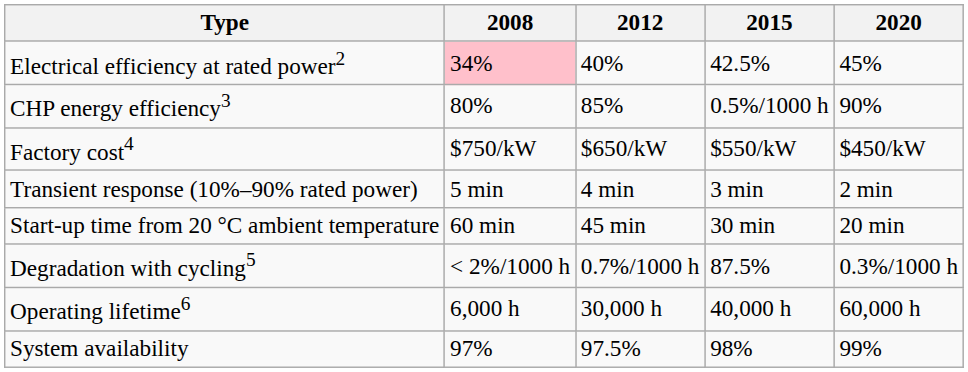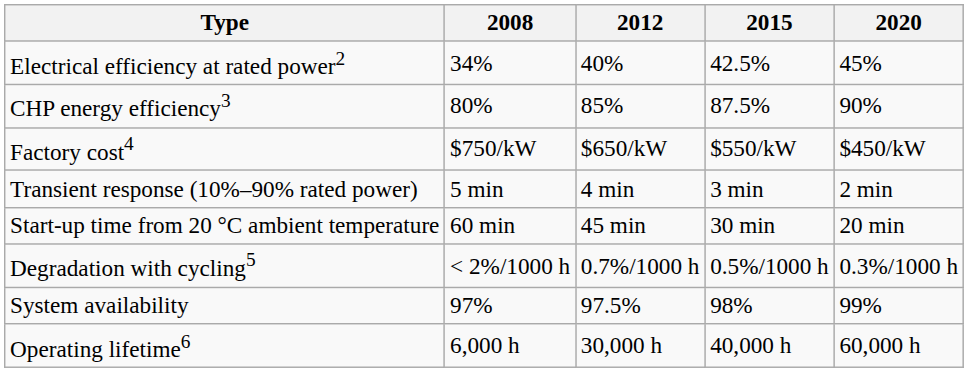(471, 62) pink background -> (471, 62) no background
(769, 105) 0.5%/1000 h -> (740, 105) 87.5%
(740, 265) 87.5% -> (769, 265) 0.5%/1000 h
rows swapped: (100, 308) <-> (99, 348)
